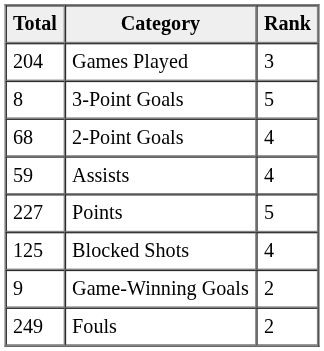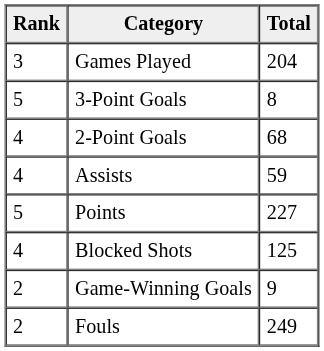columns swapped: (287, 24) <-> (35, 24)
